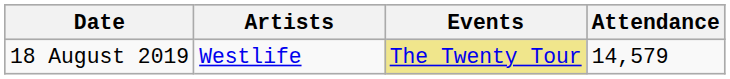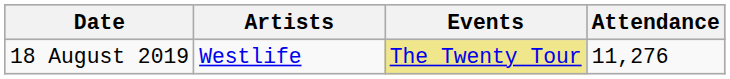(630, 57) 14,579 -> (630, 57) 11,276
